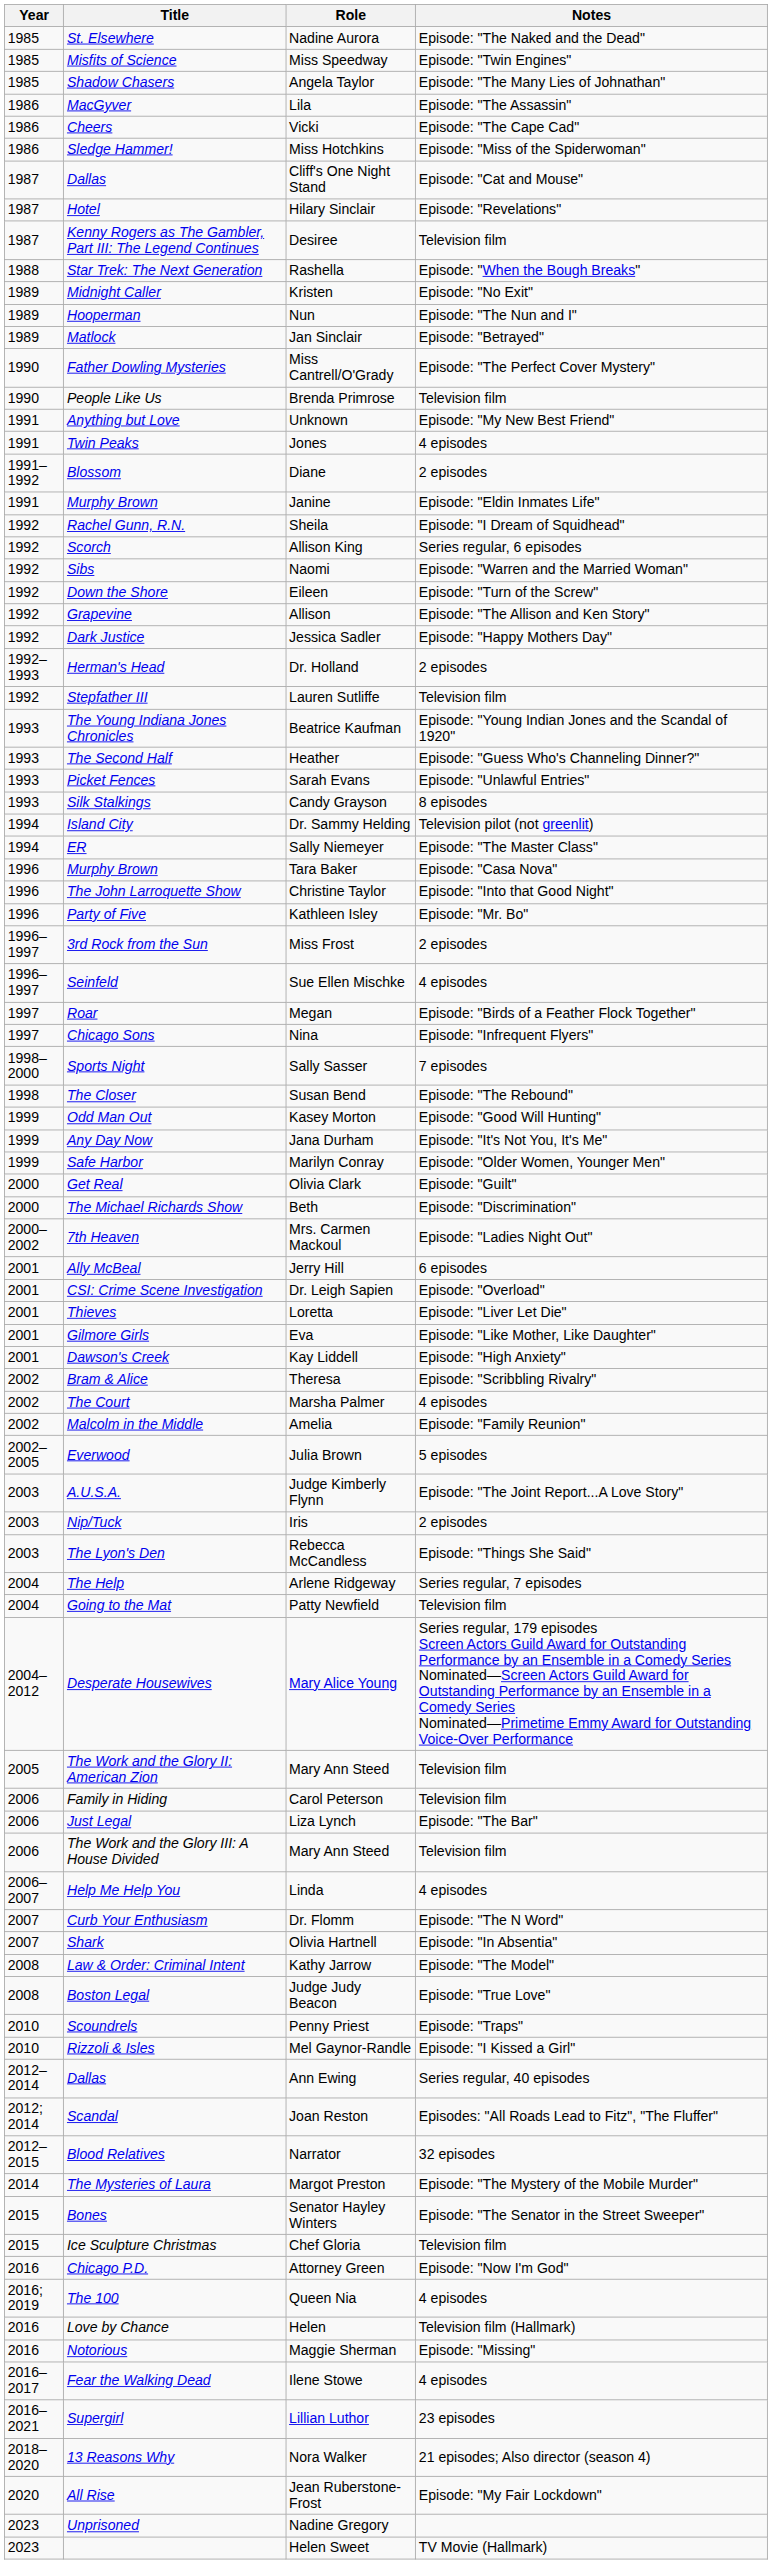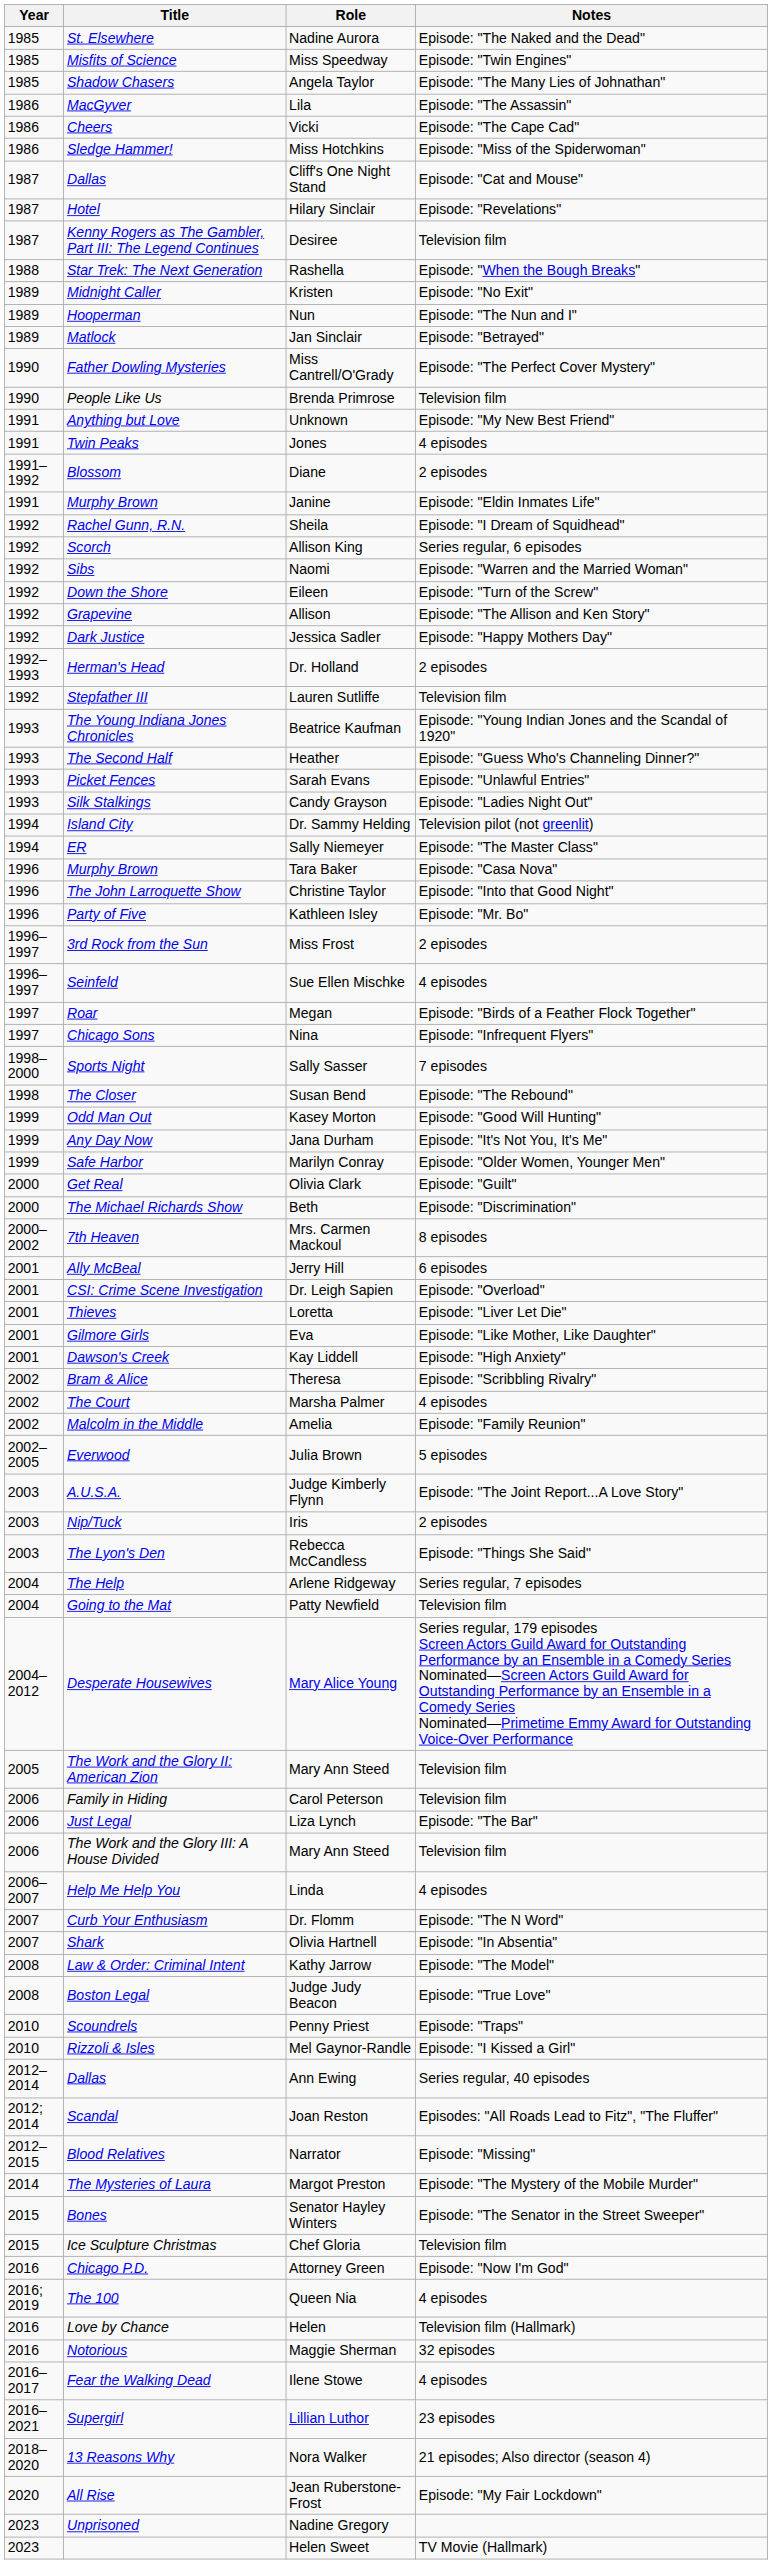(453, 802) 8 episodes -> (506, 802) Episode: "Ladies Night Out"
(506, 1237) Episode: "Ladies Night Out" -> (453, 1237) 8 episodes
(457, 2154) 32 episodes -> (477, 2154) Episode: "Missing"
(477, 2350) Episode: "Missing" -> (457, 2350) 32 episodes
